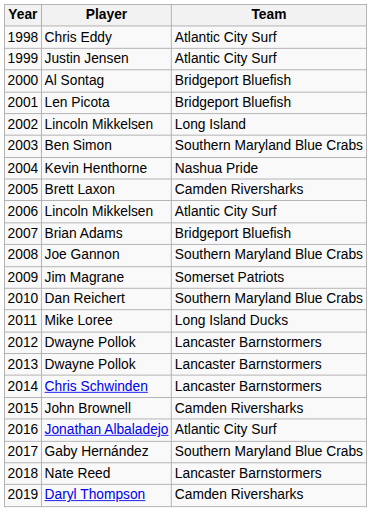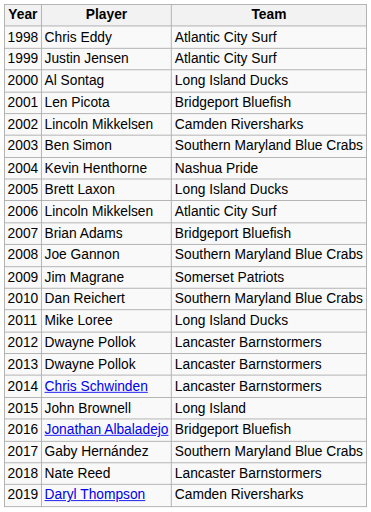(233, 80) Bridgeport Bluefish -> (231, 80) Long Island Ducks
(210, 124) Long Island -> (239, 124) Camden Riversharks
(239, 189) Camden Riversharks -> (231, 189) Long Island Ducks
(239, 408) Camden Riversharks -> (210, 408) Long Island
(226, 430) Atlantic City Surf -> (233, 430) Bridgeport Bluefish
